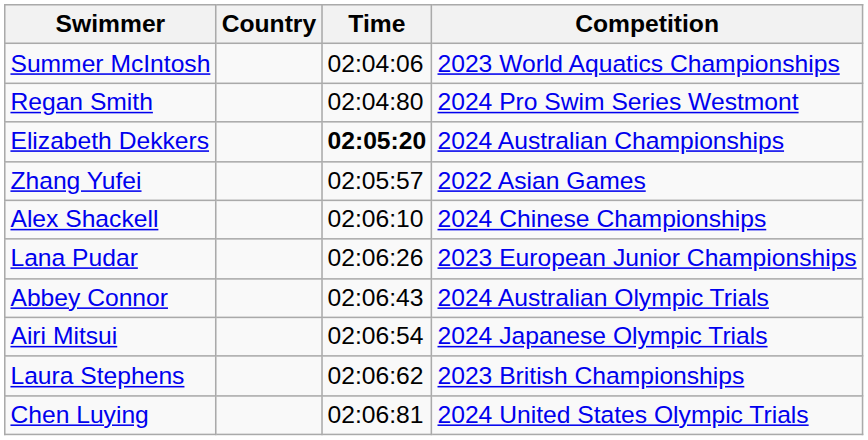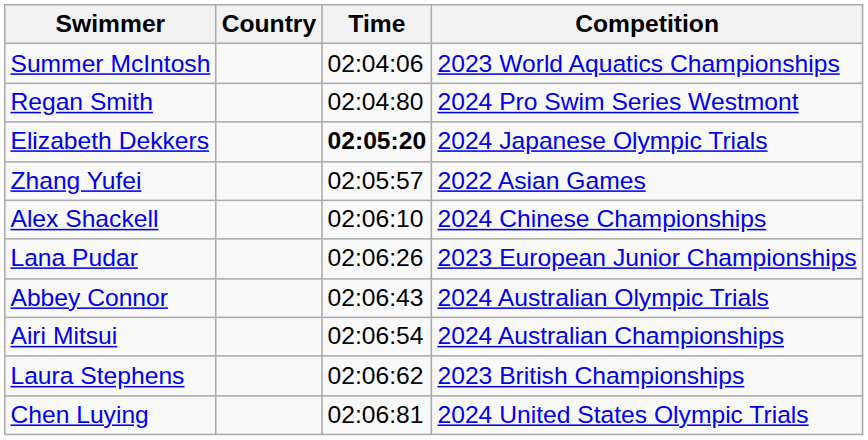(611, 141) 2024 Australian Championships -> (603, 141) 2024 Japanese Olympic Trials
(603, 336) 2024 Japanese Olympic Trials -> (611, 336) 2024 Australian Championships
